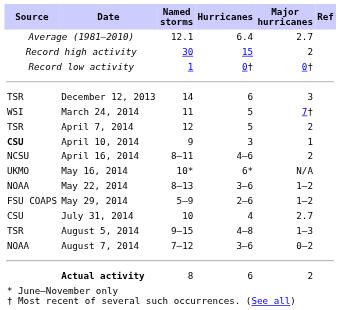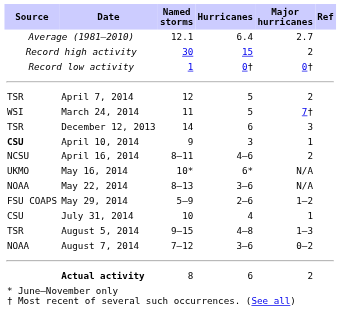rows swapped: (108, 97) <-> (97, 126)
(305, 186) 1–2 -> (305, 186) N/A
(305, 216) 2.7 -> (310, 216) 1
